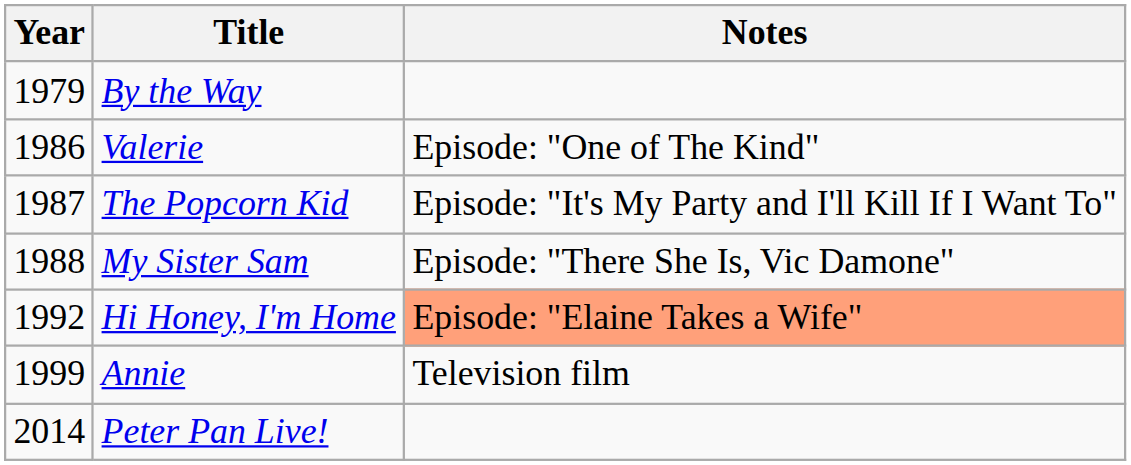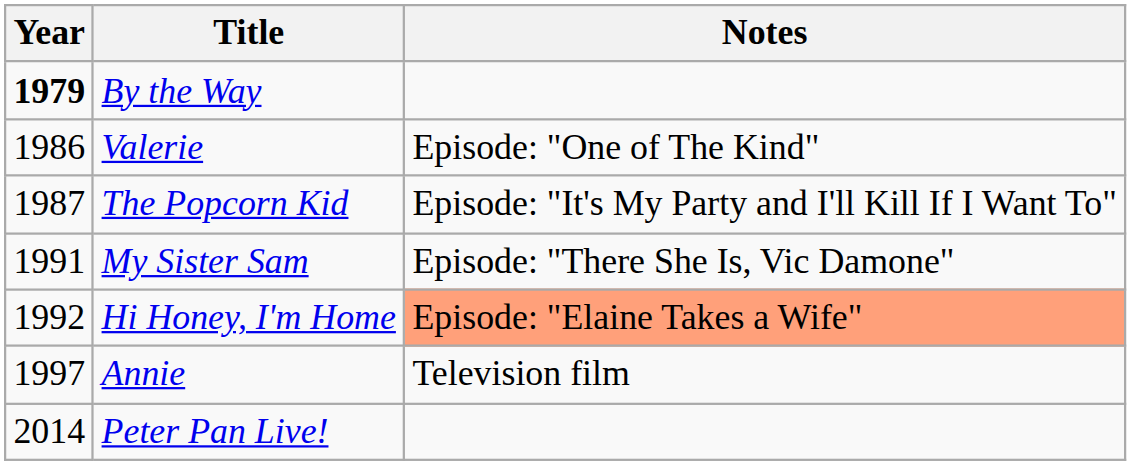(49, 89) normal -> (49, 89) bold
(49, 260) 1988 -> (49, 260) 1991
(49, 373) 1999 -> (49, 373) 1997
